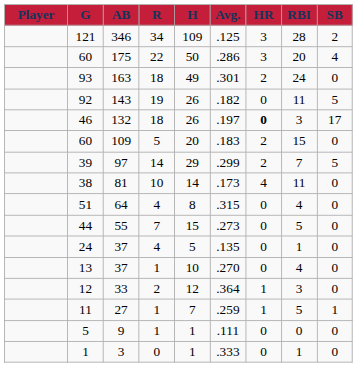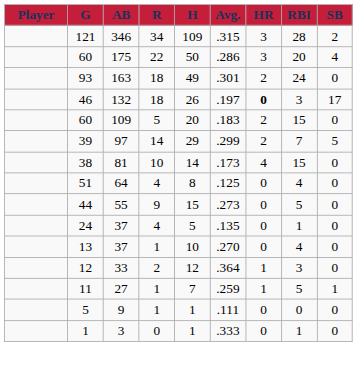(228, 36) .125 -> (228, 36) .315
- row: (86, 99)
(299, 183) 11 -> (299, 162) 15
(228, 204) .315 -> (228, 183) .125
(157, 225) 7 -> (157, 204) 9
